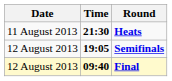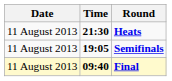(42, 48) 12 August 2013 -> (42, 48) 11 August 2013
(42, 66) 12 August 2013 -> (42, 66) 11 August 2013
